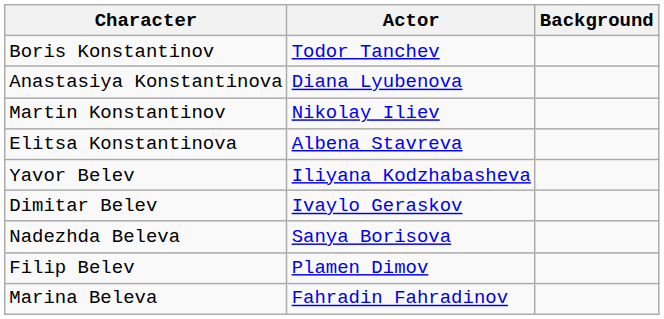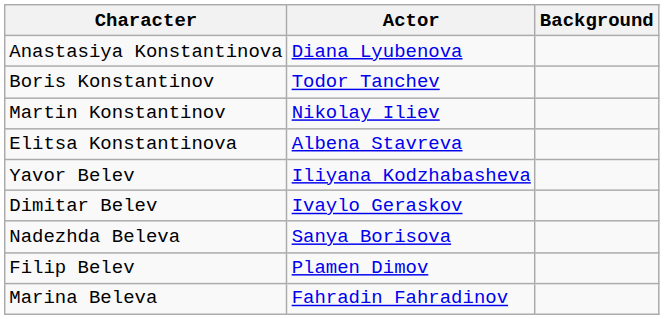rows swapped: (146, 82) <-> (112, 51)
